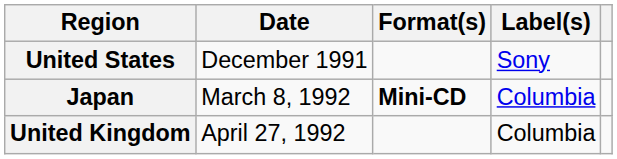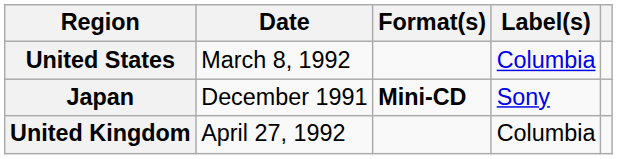(284, 60) December 1991 -> (276, 60) March 8, 1992
(523, 60) Sony -> (546, 60) Columbia
(276, 97) March 8, 1992 -> (284, 97) December 1991
(546, 97) Columbia -> (523, 97) Sony
